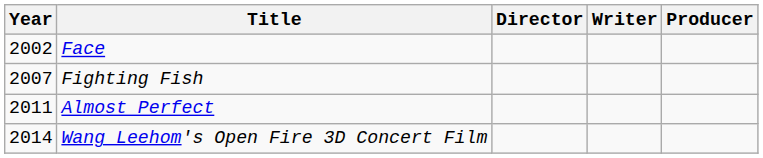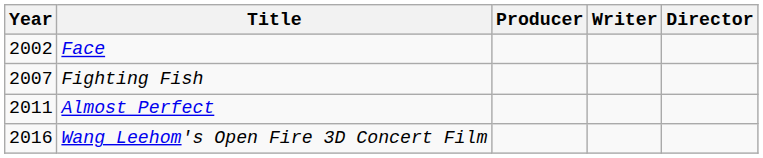columns swapped: (540, 20) <-> (710, 20)
(31, 138) 2014 -> (31, 138) 2016
